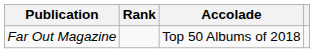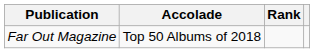columns swapped: (231, 15) <-> (139, 15)
